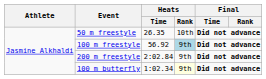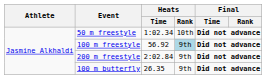(154, 33) 26.35 -> (158, 33) 1:02.34
(158, 68) 1:02.34 -> (154, 68) 26.35
(185, 68) lightyellow background -> (185, 68) no background
